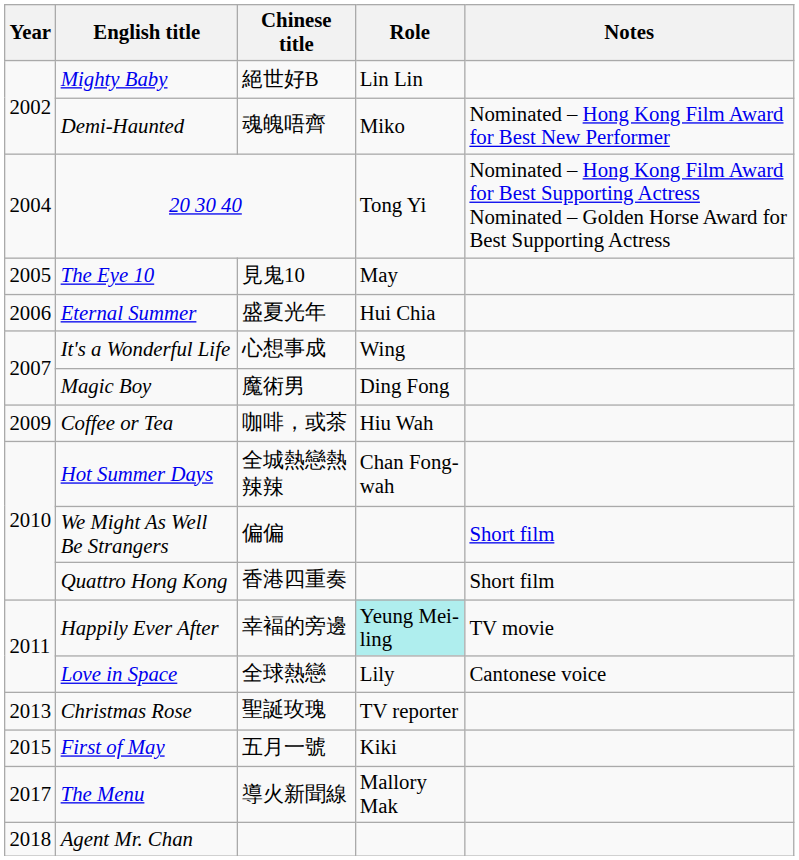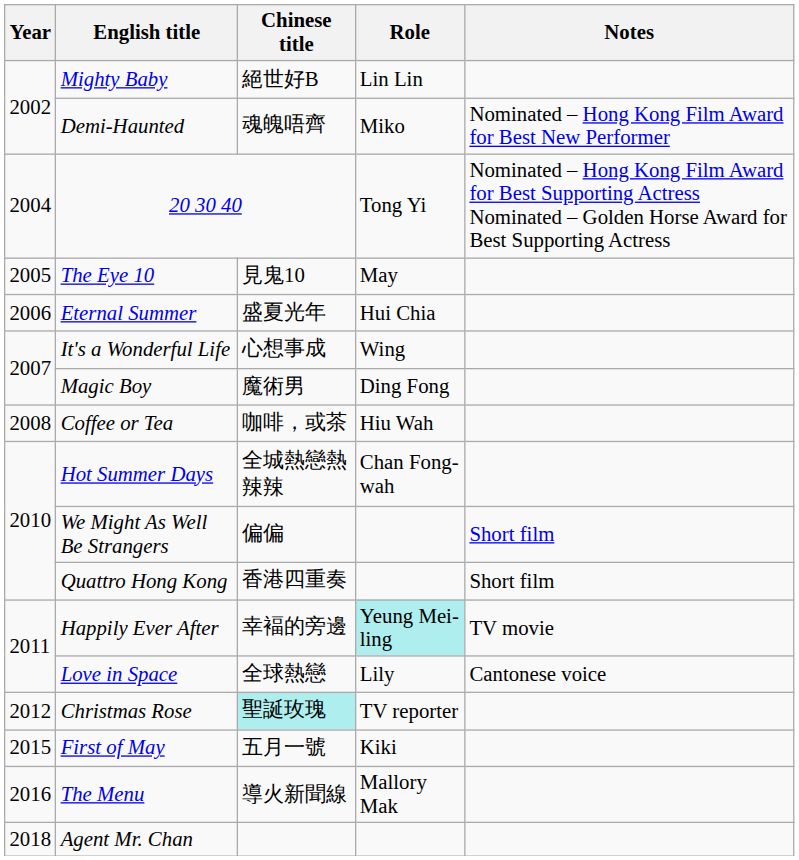(30, 423) 2009 -> (30, 423) 2008
(30, 710) 2013 -> (30, 710) 2012
(284, 710) no background -> (284, 710) paleturquoise background
(30, 794) 2017 -> (30, 794) 2016
